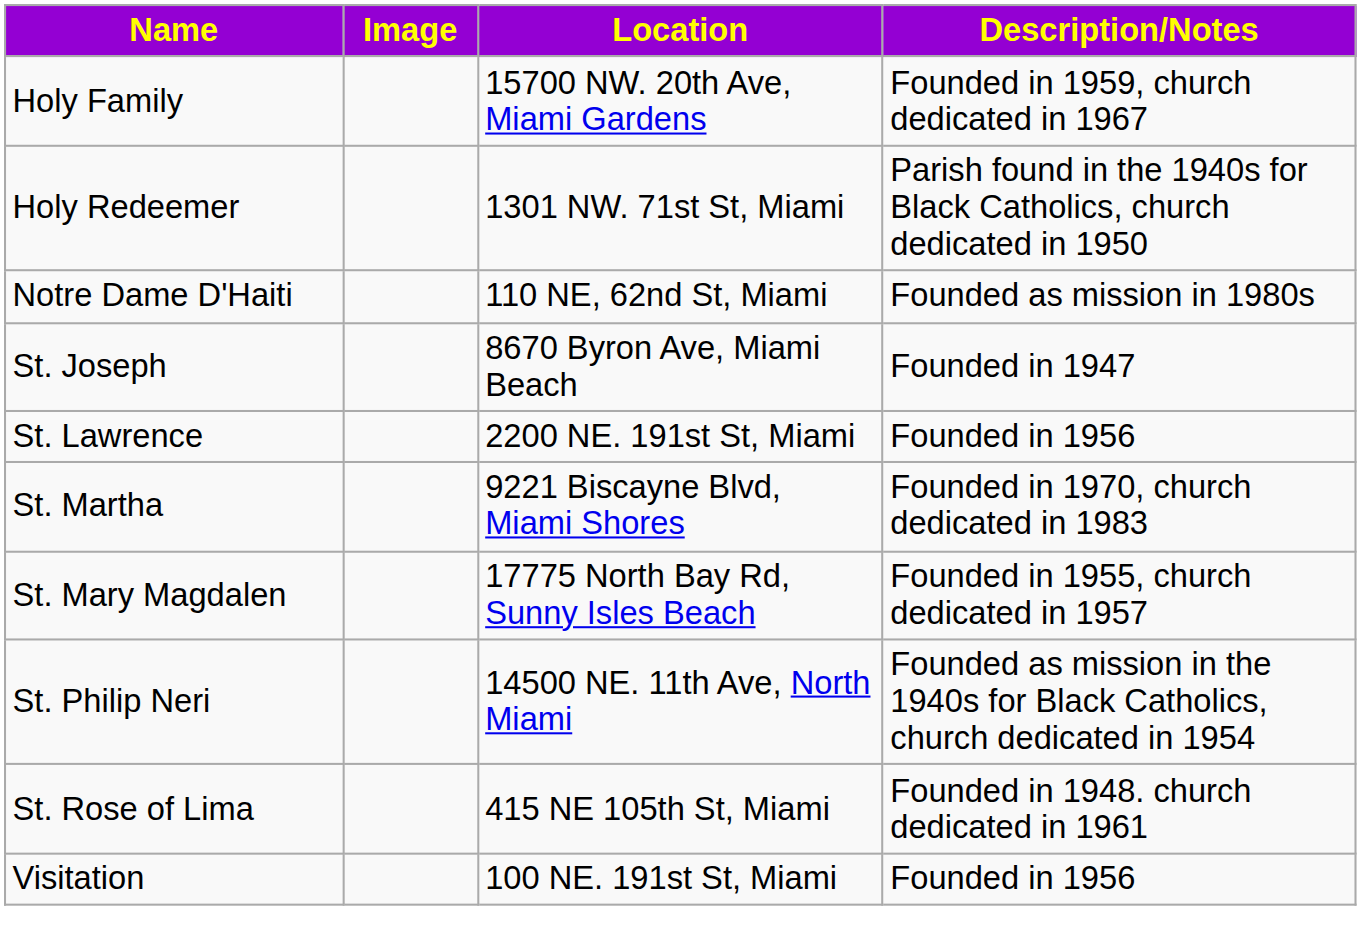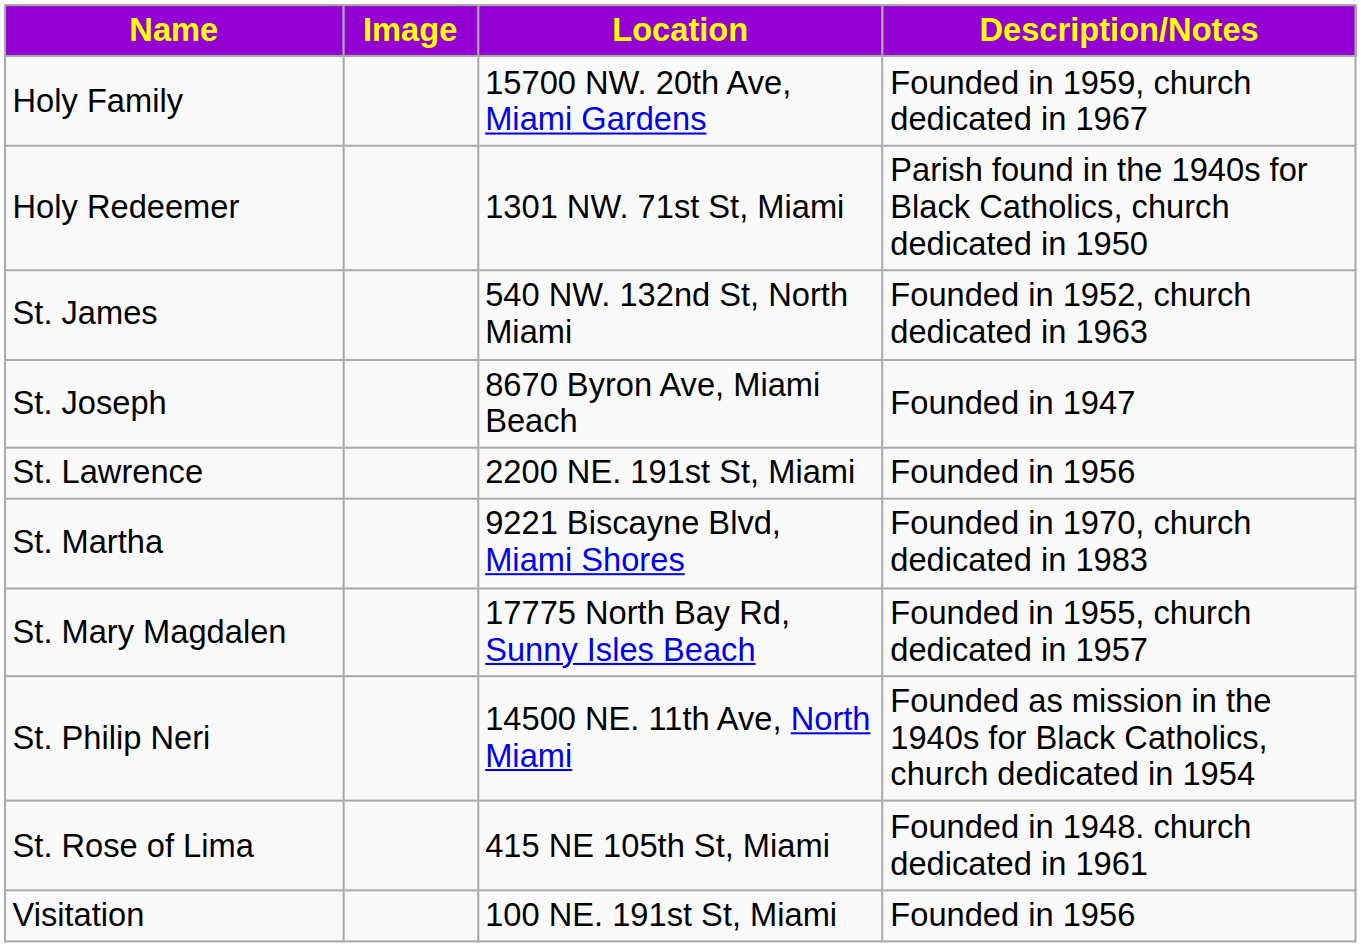- row: (153, 295)
+ row: (85, 314)
